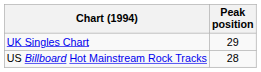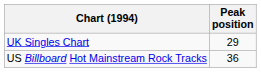(233, 59) 28 -> (233, 59) 36
